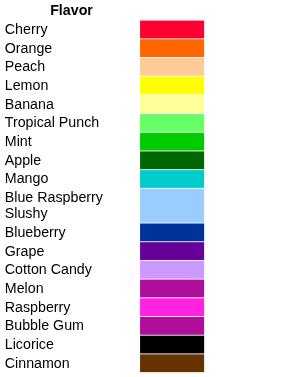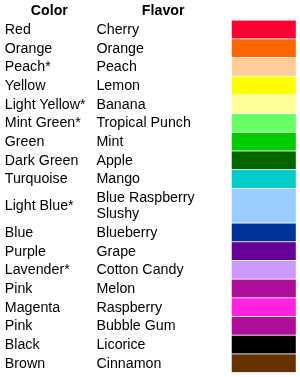+ column: (49, 10)
